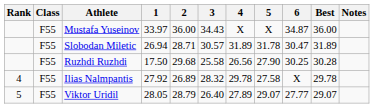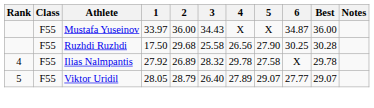- row: (100, 45)
